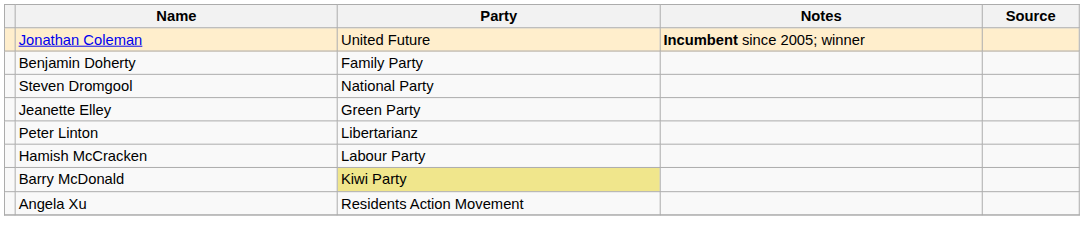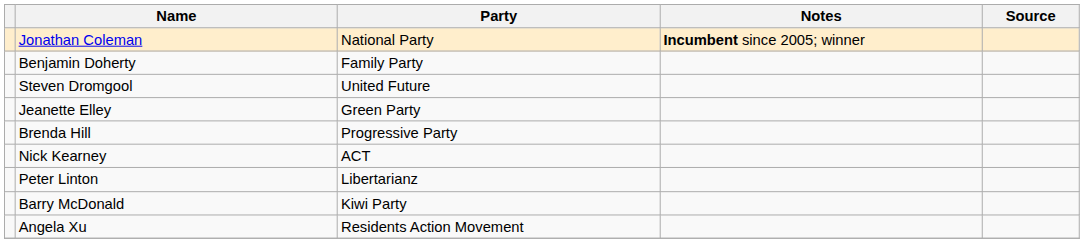(386, 40) United Future -> (387, 40) National Party
(387, 86) National Party -> (386, 86) United Future
+ row: (55, 133)
+ row: (62, 156)
- row: (83, 156)
(374, 180) khaki background -> (374, 203) no background
